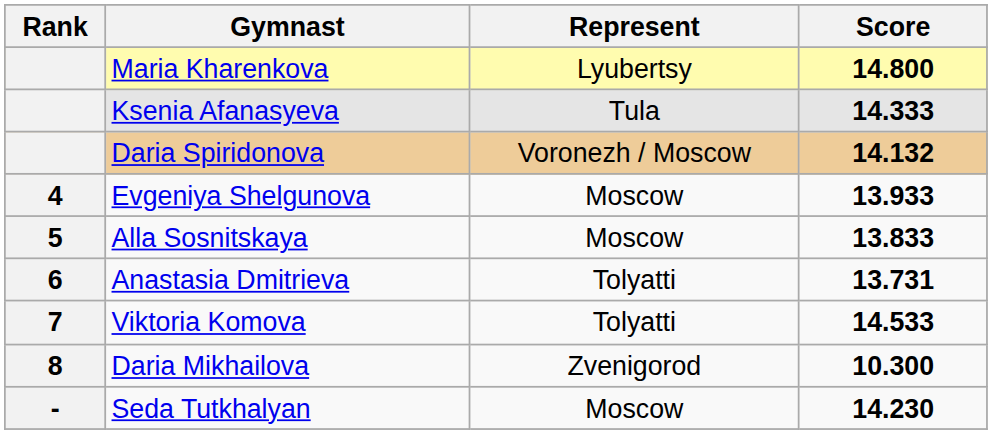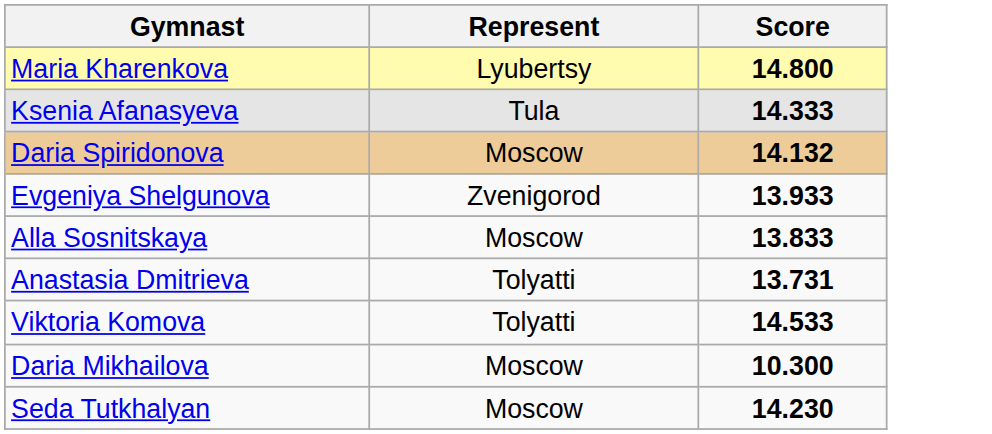- column: (55, 26)
(634, 153) Voronezh / Moscow -> (534, 153) Moscow
(634, 196) Moscow -> (534, 196) Zvenigorod
(634, 365) Zvenigorod -> (534, 365) Moscow
